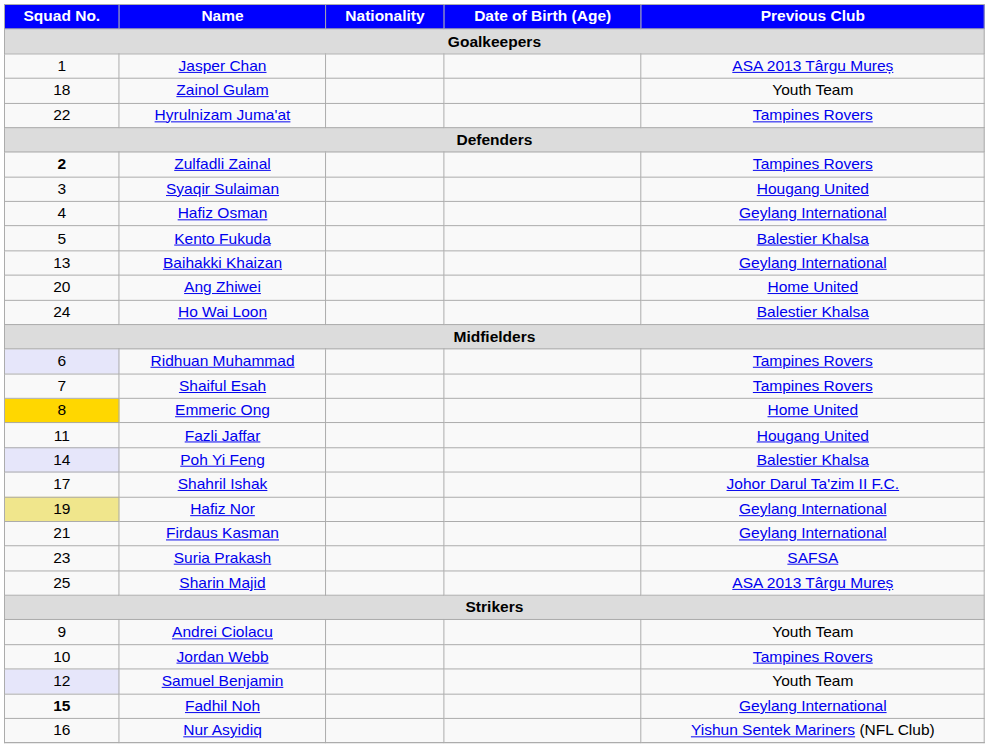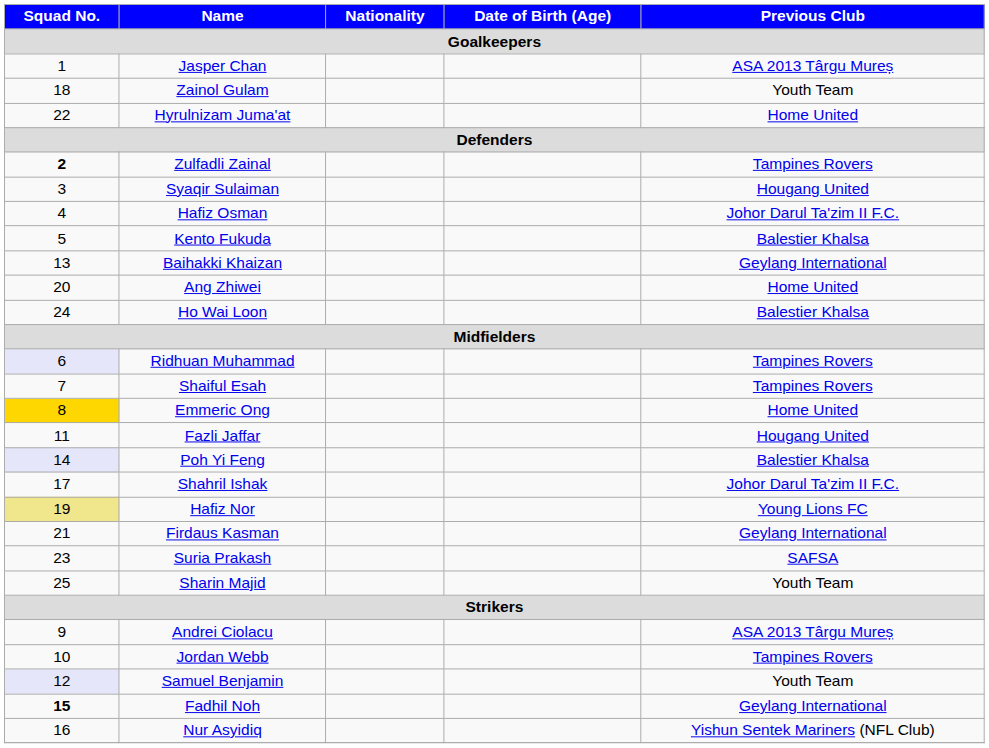(813, 115) Tampines Rovers -> (813, 115) Home United
(813, 213) Geylang International -> (813, 213) Johor Darul Ta'zim II F.C.
(813, 509) Geylang International -> (813, 509) Young Lions FC
(813, 582) ASA 2013 Târgu Mureș -> (813, 582) Youth Team
(813, 632) Youth Team -> (813, 632) ASA 2013 Târgu Mureș
